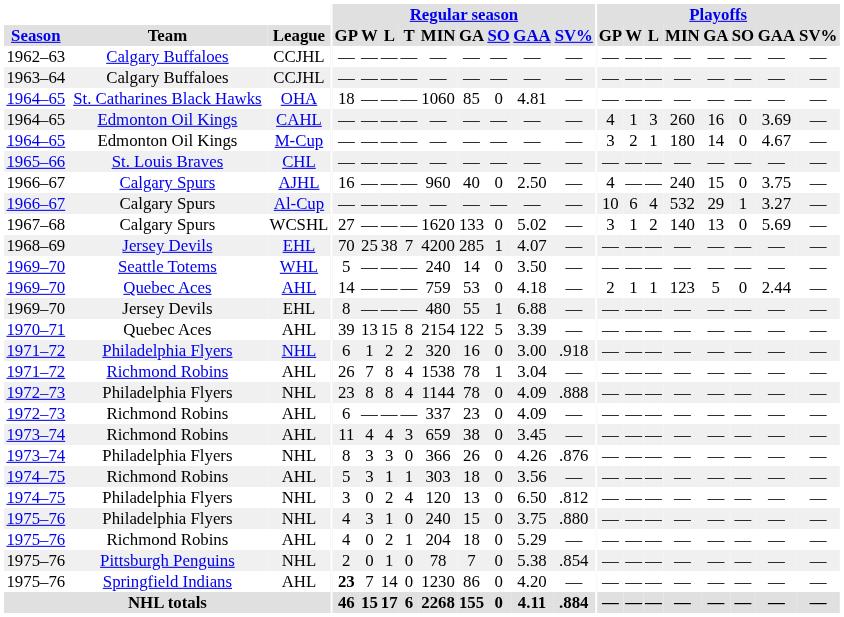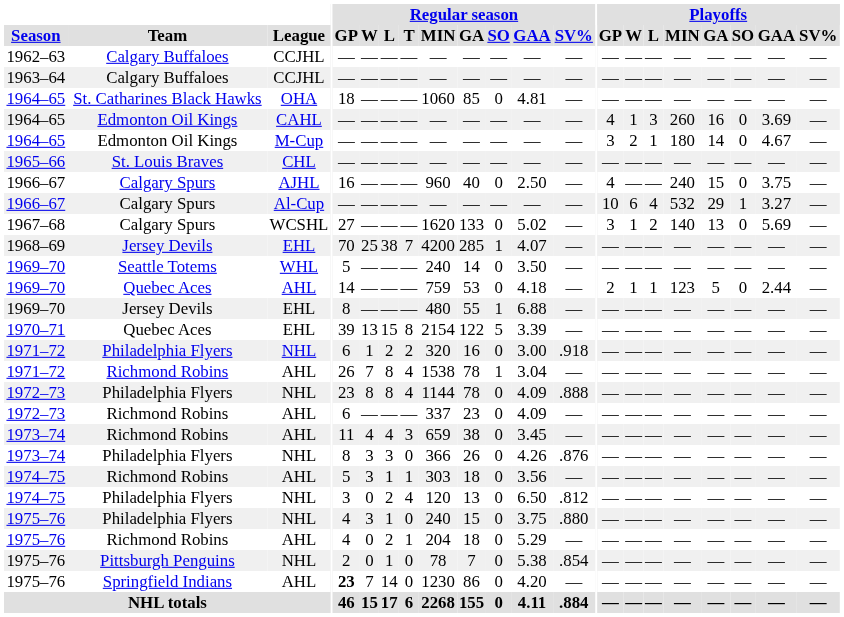(299, 329) AHL -> (299, 329) EHL
